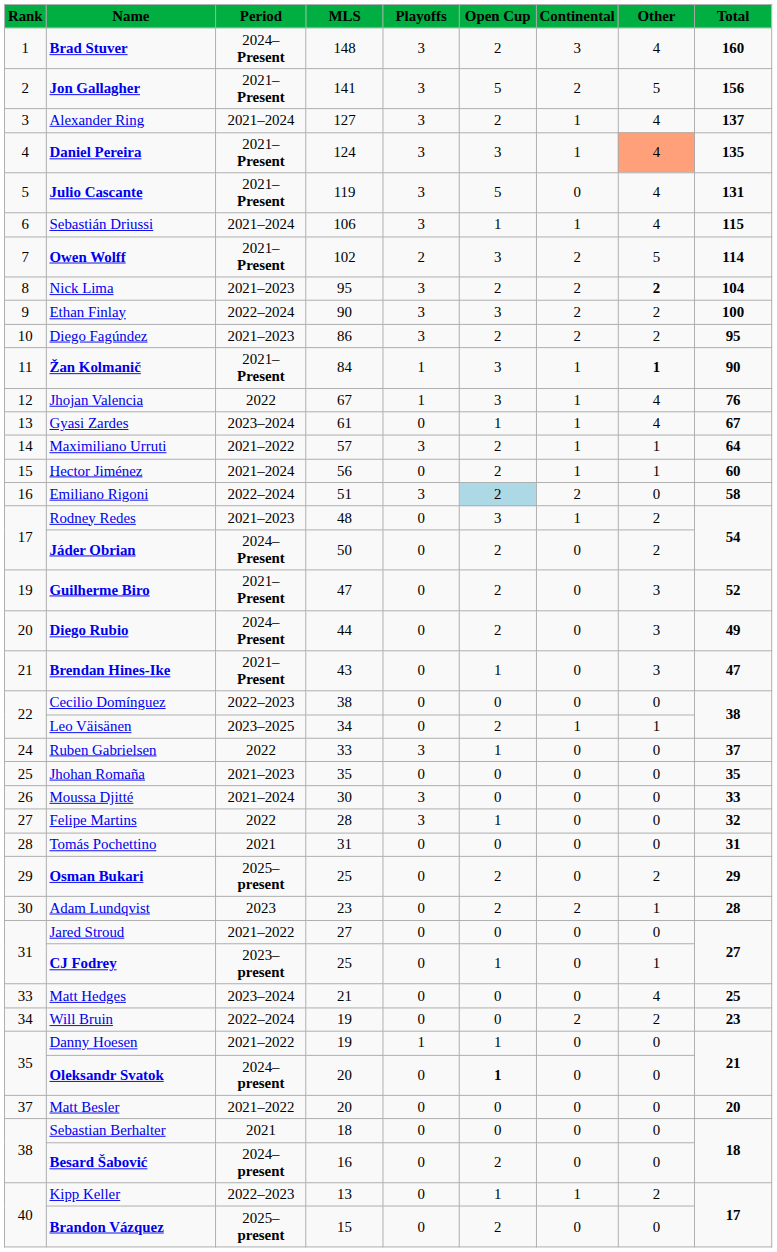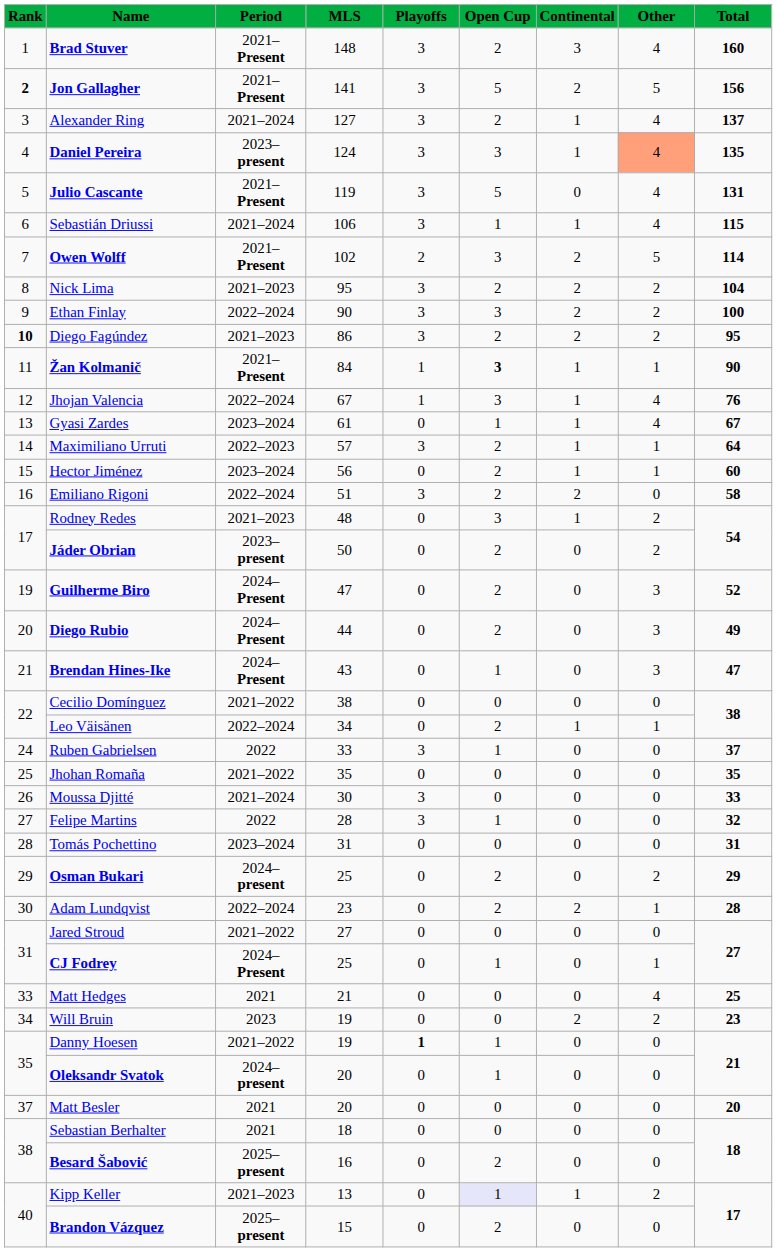(261, 48) 2024–Present -> (261, 48) 2021–Present
(25, 88) normal -> (25, 88) bold
(261, 152) 2021–Present -> (261, 152) 2023–present
(656, 288) bold -> (656, 288) normal
(25, 335) normal -> (25, 335) bold
(498, 367) normal -> (498, 367) bold
(656, 367) bold -> (656, 367) normal
(261, 399) 2022 -> (261, 399) 2022–2024
(261, 447) 2021–2022 -> (261, 447) 2022–2023
(261, 470) 2021–2024 -> (261, 470) 2023–2024
(498, 494) lightblue background -> (498, 494) no background
(261, 549) 2024–Present -> (261, 549) 2023–present
(261, 590) 2021–Present -> (261, 590) 2024–Present
(261, 670) 2021–Present -> (261, 670) 2024–Present
(261, 702) 2022–2023 -> (261, 702) 2021–2022
(261, 726) 2023–2025 -> (261, 726) 2022–2024
(261, 773) 2021–2023 -> (261, 773) 2021–2022
(261, 844) 2021 -> (261, 844) 2023–2024
(261, 876) 2025–present -> (261, 876) 2024–present
(261, 908) 2023 -> (261, 908) 2022–2024
(261, 963) 2023–present -> (261, 963) 2024–Present
(261, 995) 2023–2024 -> (261, 995) 2021
(261, 1019) 2022–2024 -> (261, 1019) 2023
(421, 1043) normal -> (421, 1043) bold
(498, 1075) bold -> (498, 1075) normal
(261, 1107) 2021–2022 -> (261, 1107) 2021
(261, 1162) 2024–present -> (261, 1162) 2025–present
(261, 1194) 2022–2023 -> (261, 1194) 2021–2023
(498, 1194) no background -> (498, 1194) lavender background
